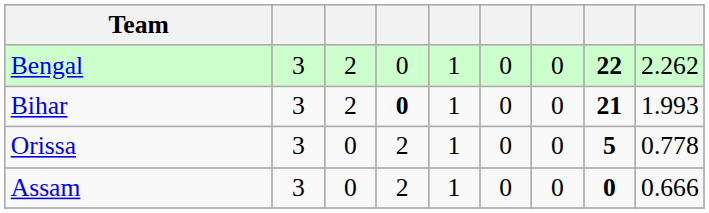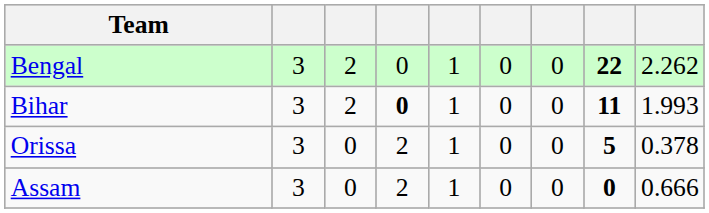(609, 106) 21 -> (609, 106) 11
(670, 146) 0.778 -> (670, 146) 0.378
